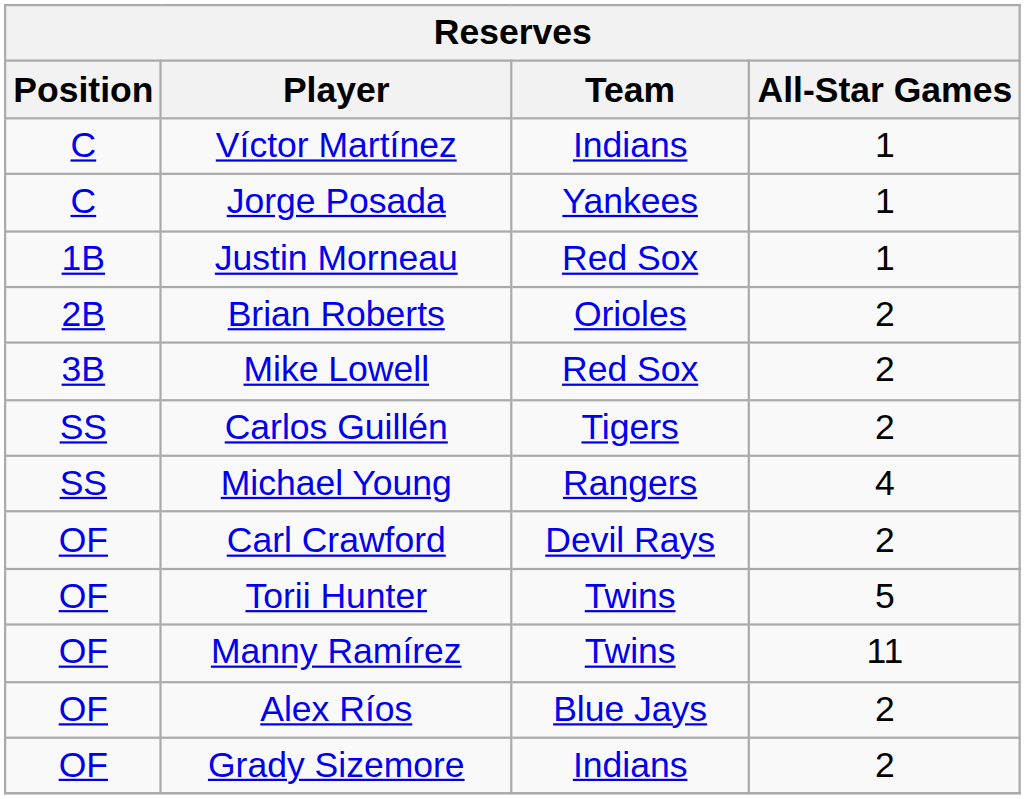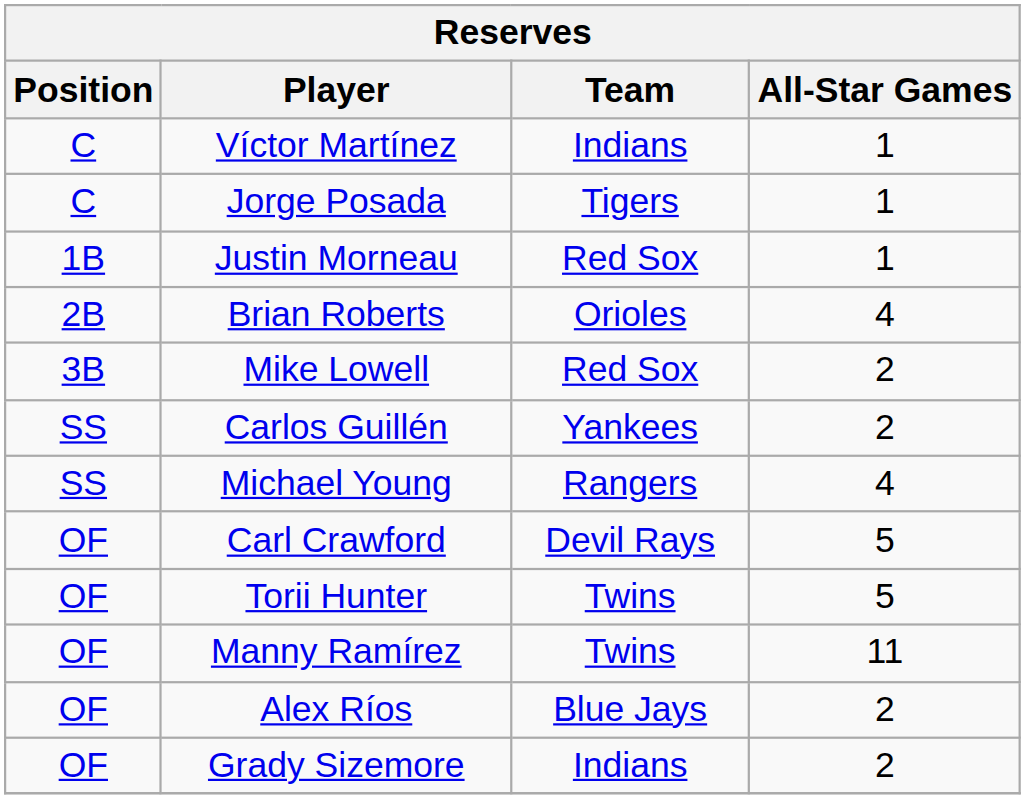(630, 201) Yankees -> (630, 201) Tigers
(885, 314) 2 -> (885, 314) 4
(630, 426) Tigers -> (630, 426) Yankees
(885, 539) 2 -> (885, 539) 5
